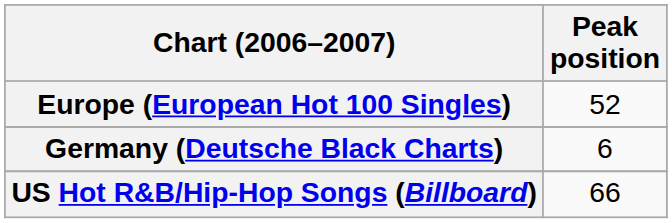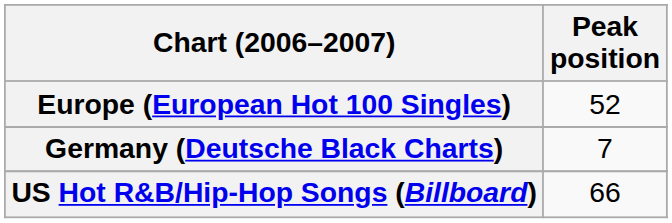(605, 148) 6 -> (605, 148) 7
